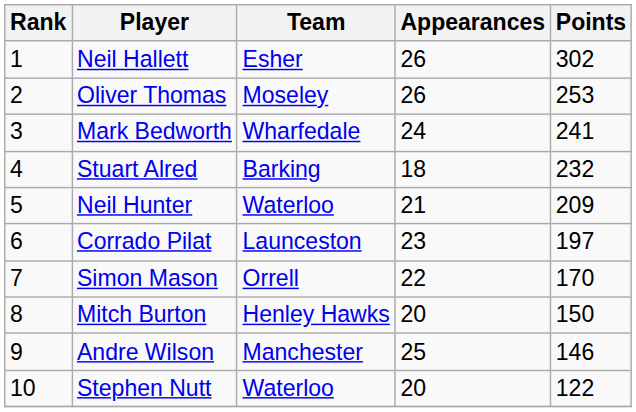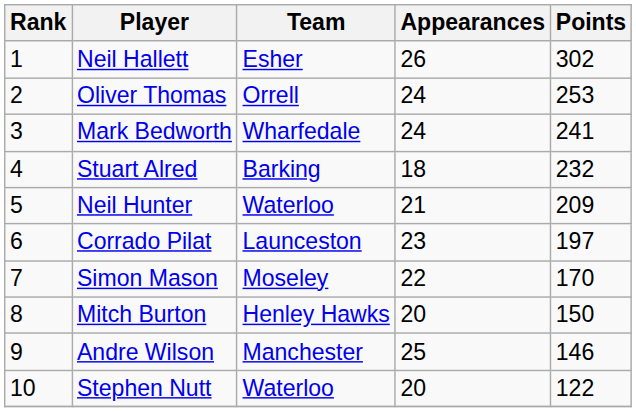(285, 95) Moseley -> (271, 95) Orrell
(413, 95) 26 -> (413, 95) 24
(271, 278) Orrell -> (285, 278) Moseley
